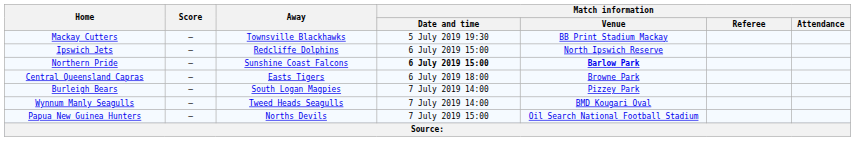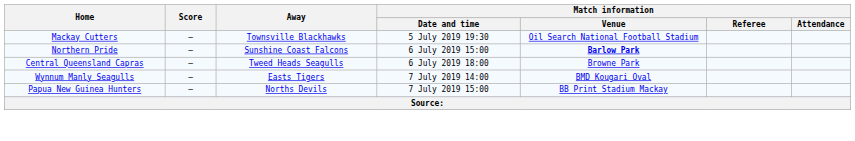(614, 37) BB Print Stadium Mackay -> (614, 37) Oil Search National Football Stadium
- row: (85, 50)
(449, 63) bold -> (449, 50) normal
(296, 76) Easts Tigers -> (296, 63) Tweed Heads Seagulls
- row: (85, 90)
(296, 103) Tweed Heads Seagulls -> (296, 76) Easts Tigers
(614, 116) Oil Search National Football Stadium -> (614, 90) BB Print Stadium Mackay
